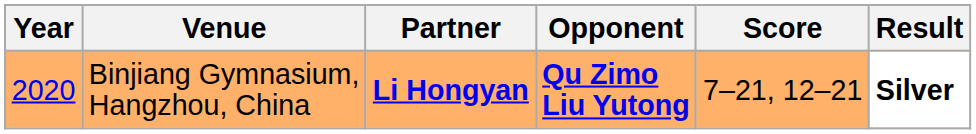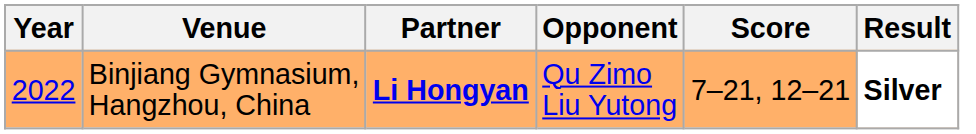(44, 89) 2020 -> (44, 89) 2022
(616, 89) bold -> (610, 89) normal
